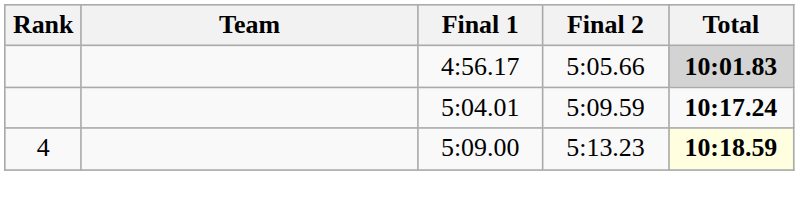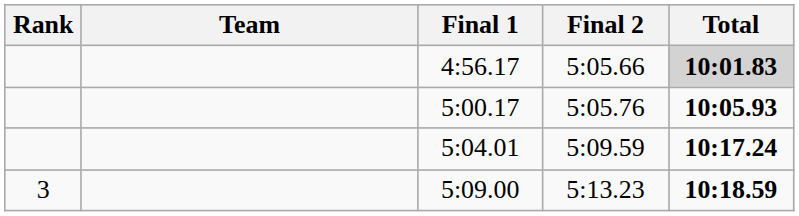+ row: (480, 107)
(43, 148) 4 -> (43, 189) 3
(731, 148) lightyellow background -> (731, 189) no background
